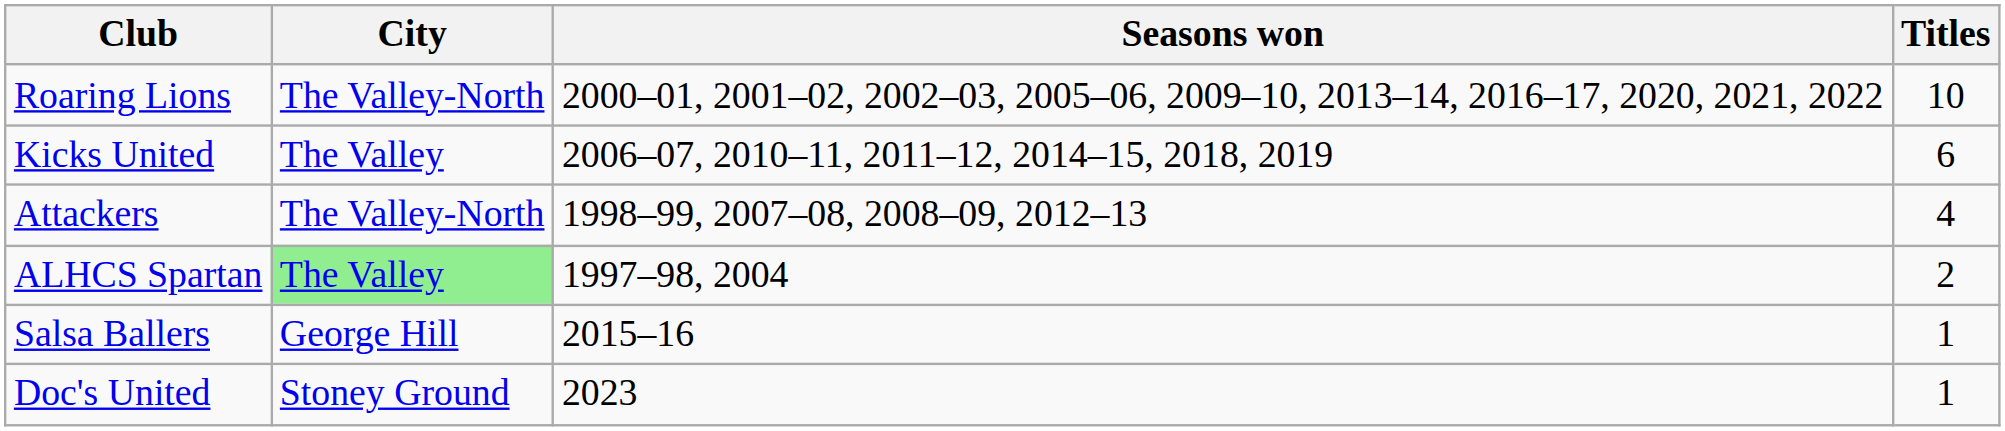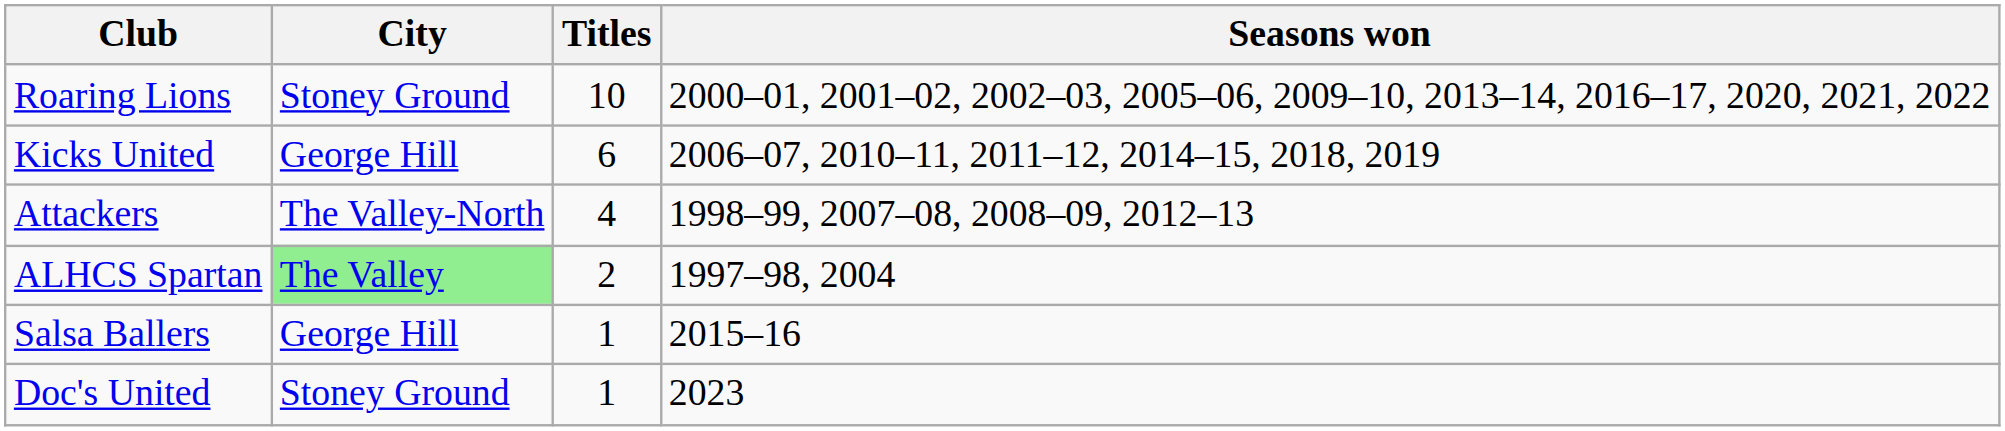columns swapped: (1946, 34) <-> (1223, 34)
(412, 94) The Valley-North -> (395, 94) Stoney Ground
(362, 154) The Valley -> (369, 154) George Hill
